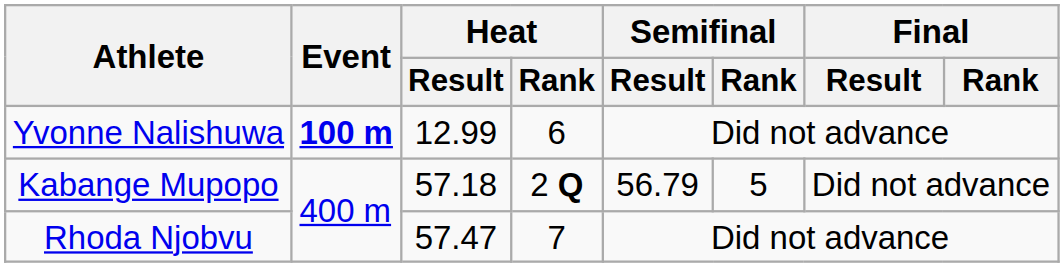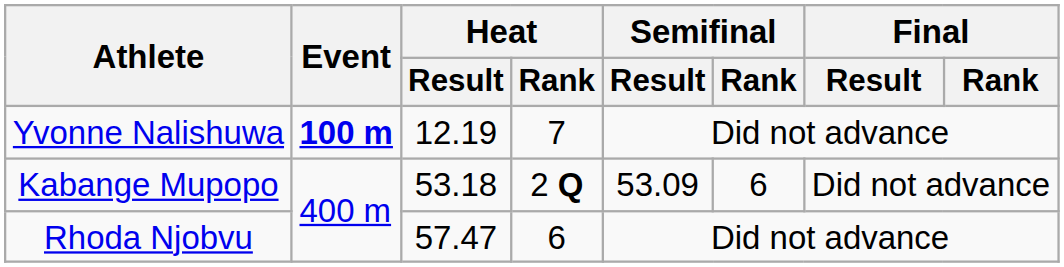(456, 133) 12.99 -> (456, 133) 12.19
(557, 133) 6 -> (557, 133) 7
(456, 185) 57.18 -> (456, 185) 53.18
(658, 185) 56.79 -> (658, 185) 53.09
(758, 185) 5 -> (758, 185) 6
(557, 237) 7 -> (557, 237) 6
